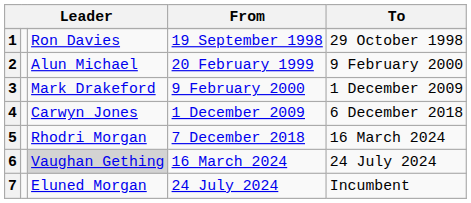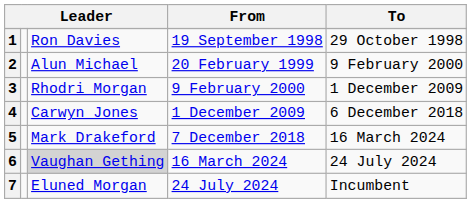(93, 89) Mark Drakeford -> (89, 89) Rhodri Morgan
(89, 137) Rhodri Morgan -> (93, 137) Mark Drakeford
